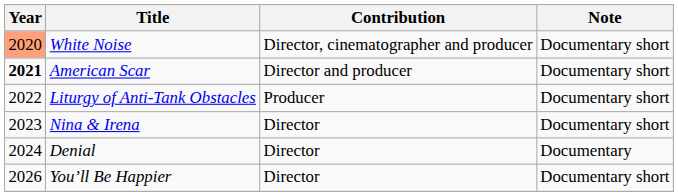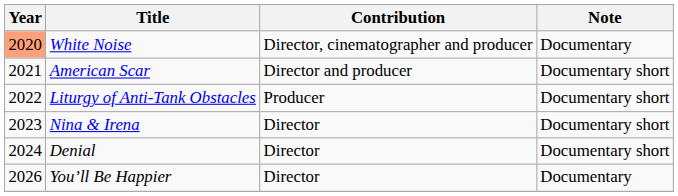(605, 44) Documentary short -> (586, 44) Documentary
(25, 71) bold -> (25, 71) normal
(586, 151) Documentary -> (605, 151) Documentary short
(605, 177) Documentary short -> (586, 177) Documentary
